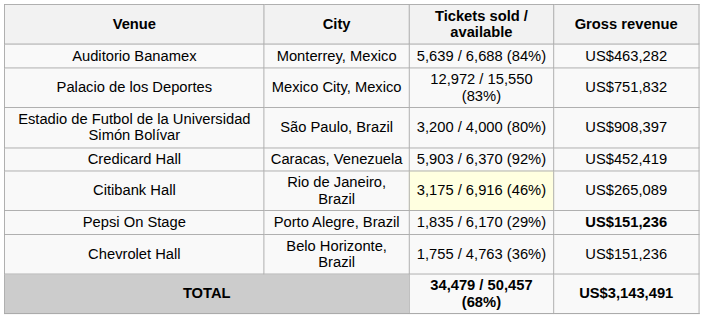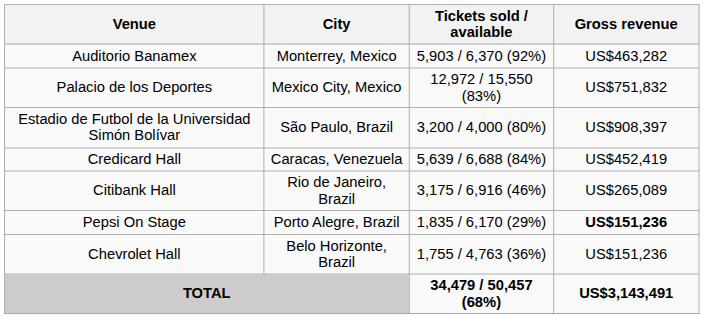(481, 56) 5,639 / 6,688 (84%) -> (481, 56) 5,903 / 6,370 (92%)
(481, 159) 5,903 / 6,370 (92%) -> (481, 159) 5,639 / 6,688 (84%)
(481, 190) lightyellow background -> (481, 190) no background
